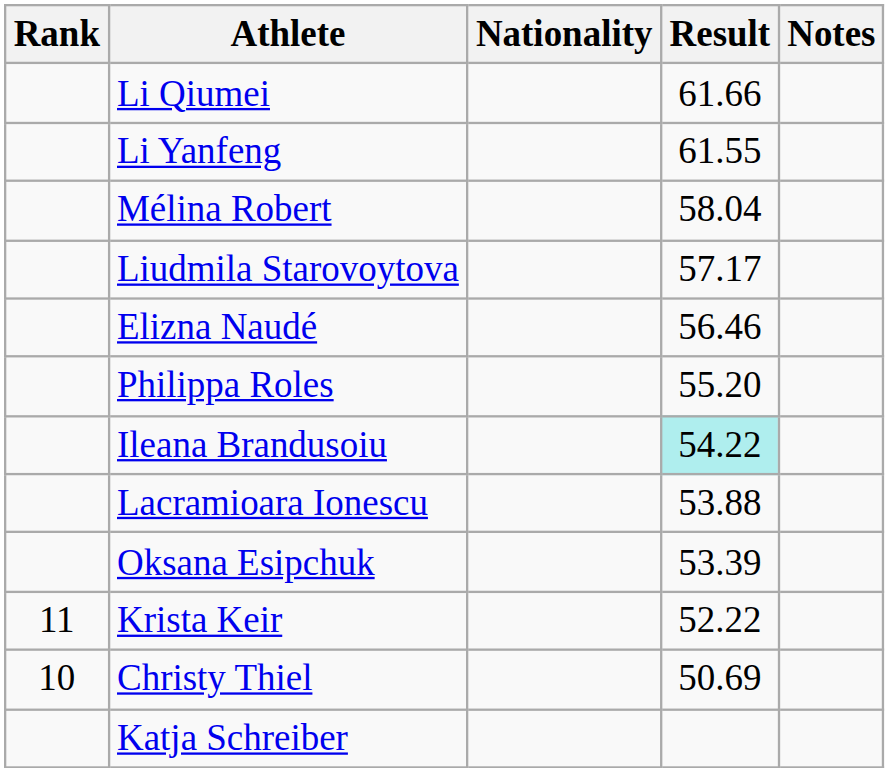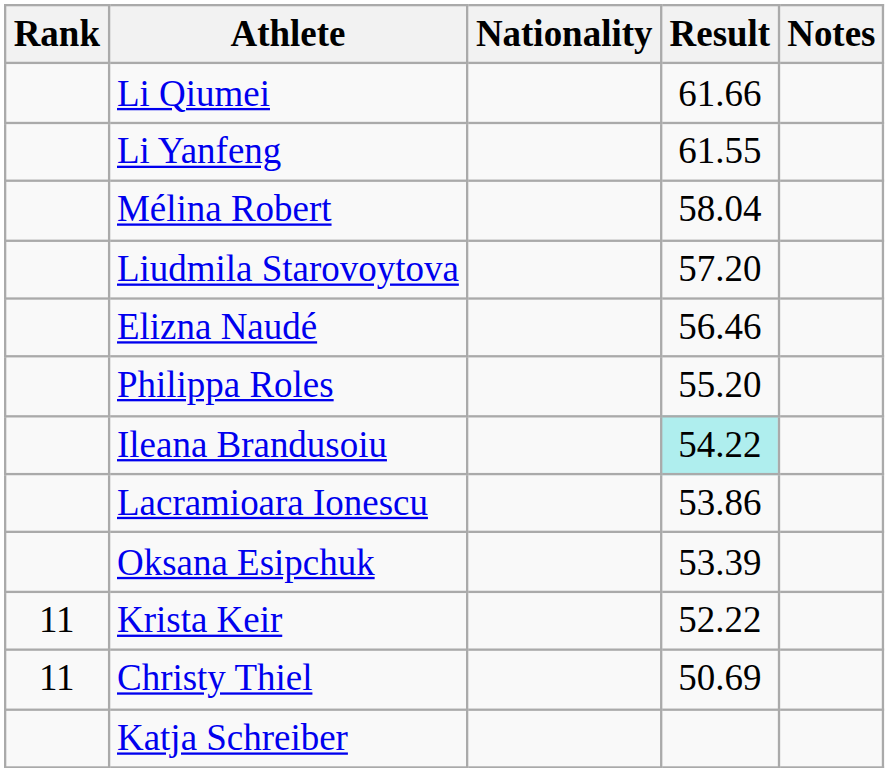(720, 268) 57.17 -> (720, 268) 57.20
(720, 502) 53.88 -> (720, 502) 53.86
(57, 678) 10 -> (57, 678) 11
